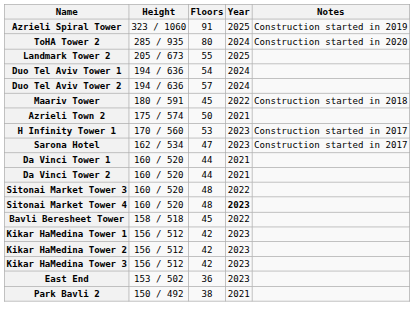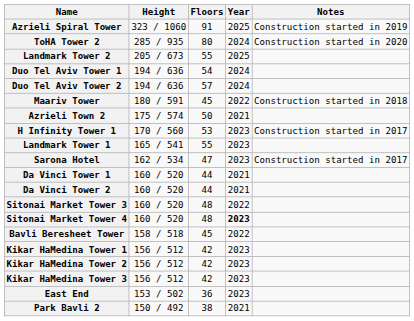+ row: (67, 145)
